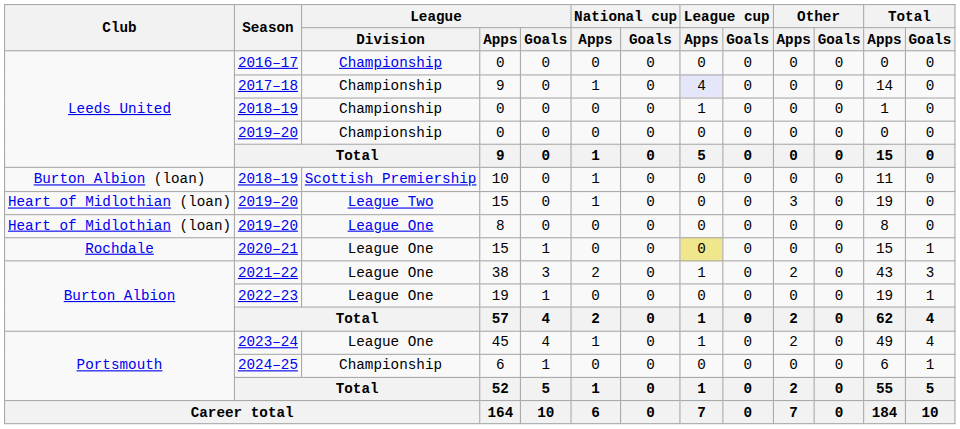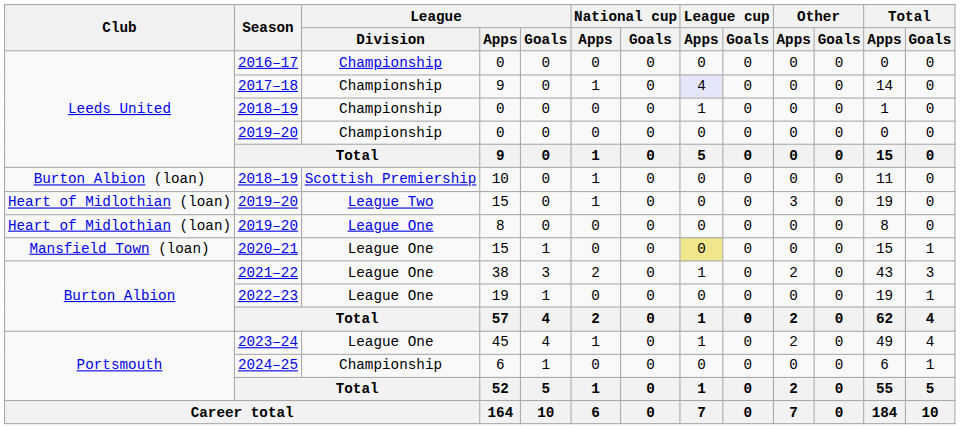(120, 249) Rochdale -> (120, 249) Mansfield Town (loan)
